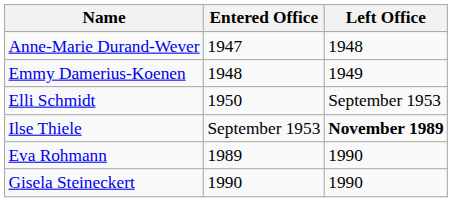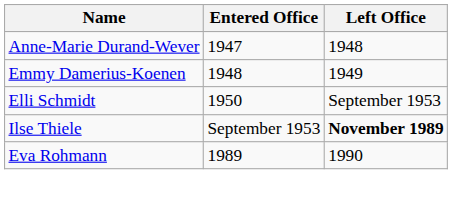- row: (72, 182)
